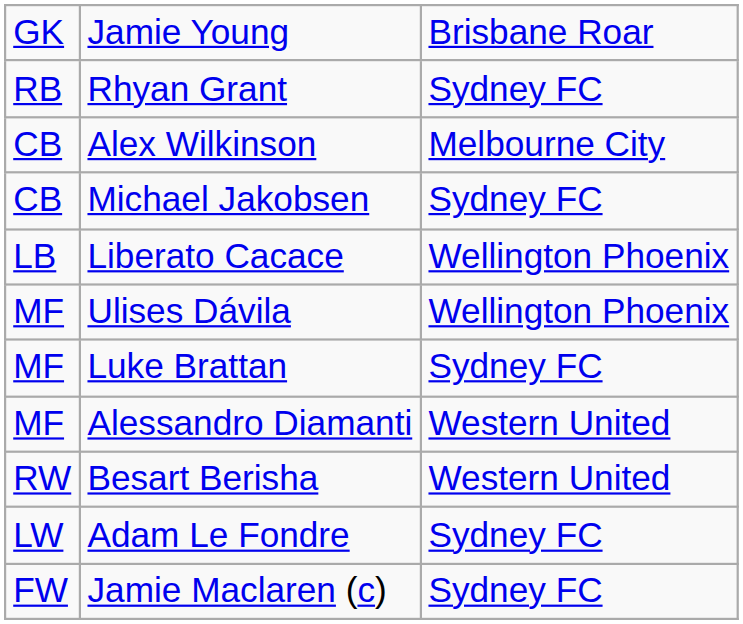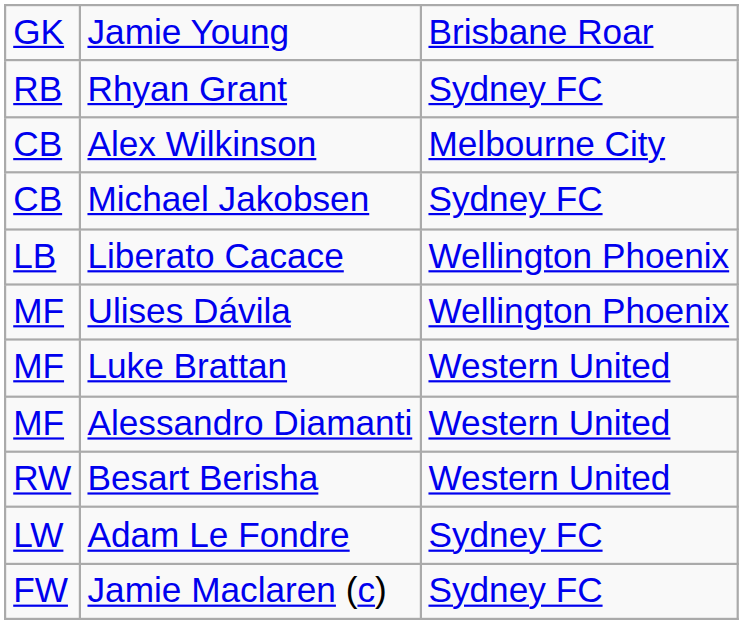(516, 367) Sydney FC -> (549, 367) Western United
